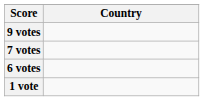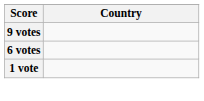- row: (24, 50)
